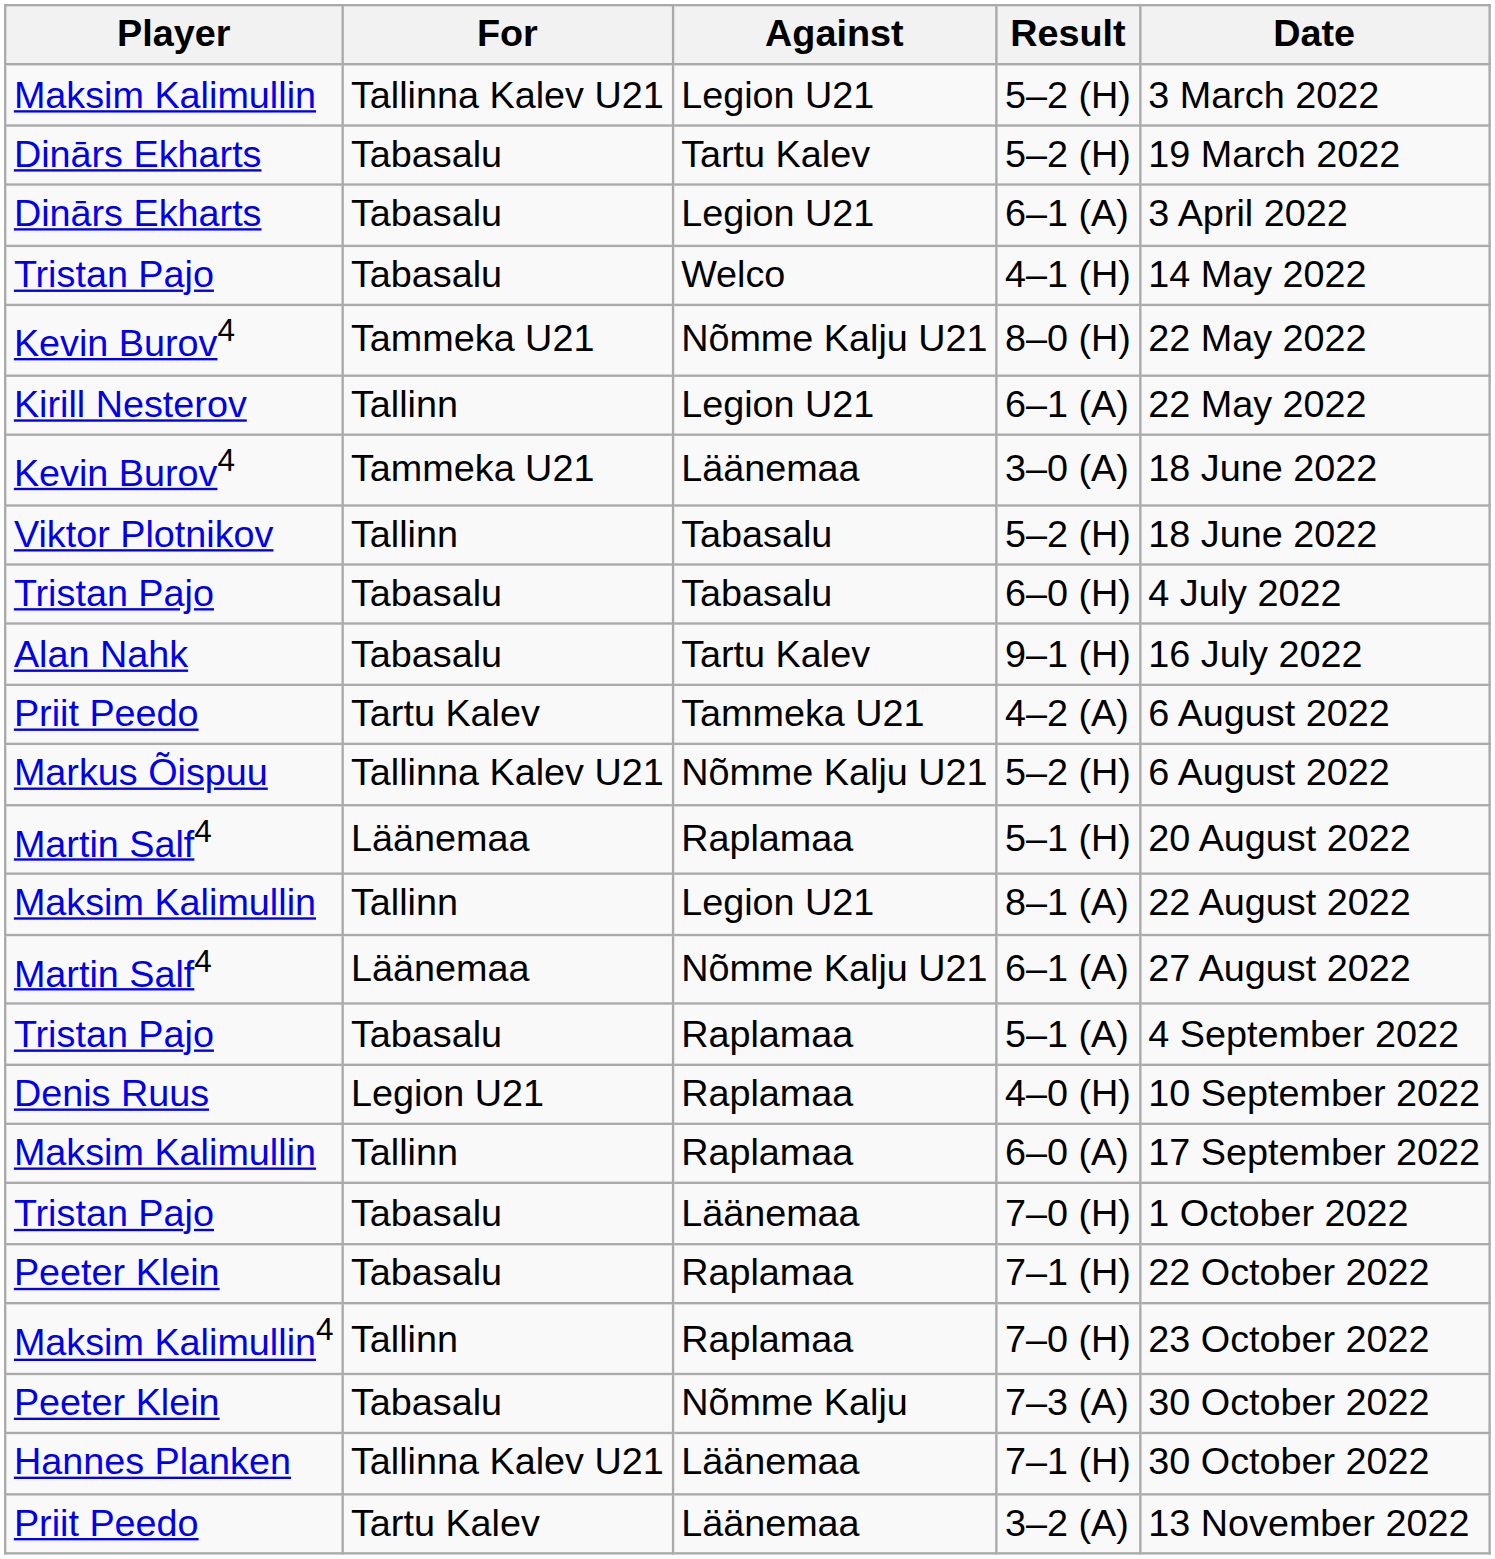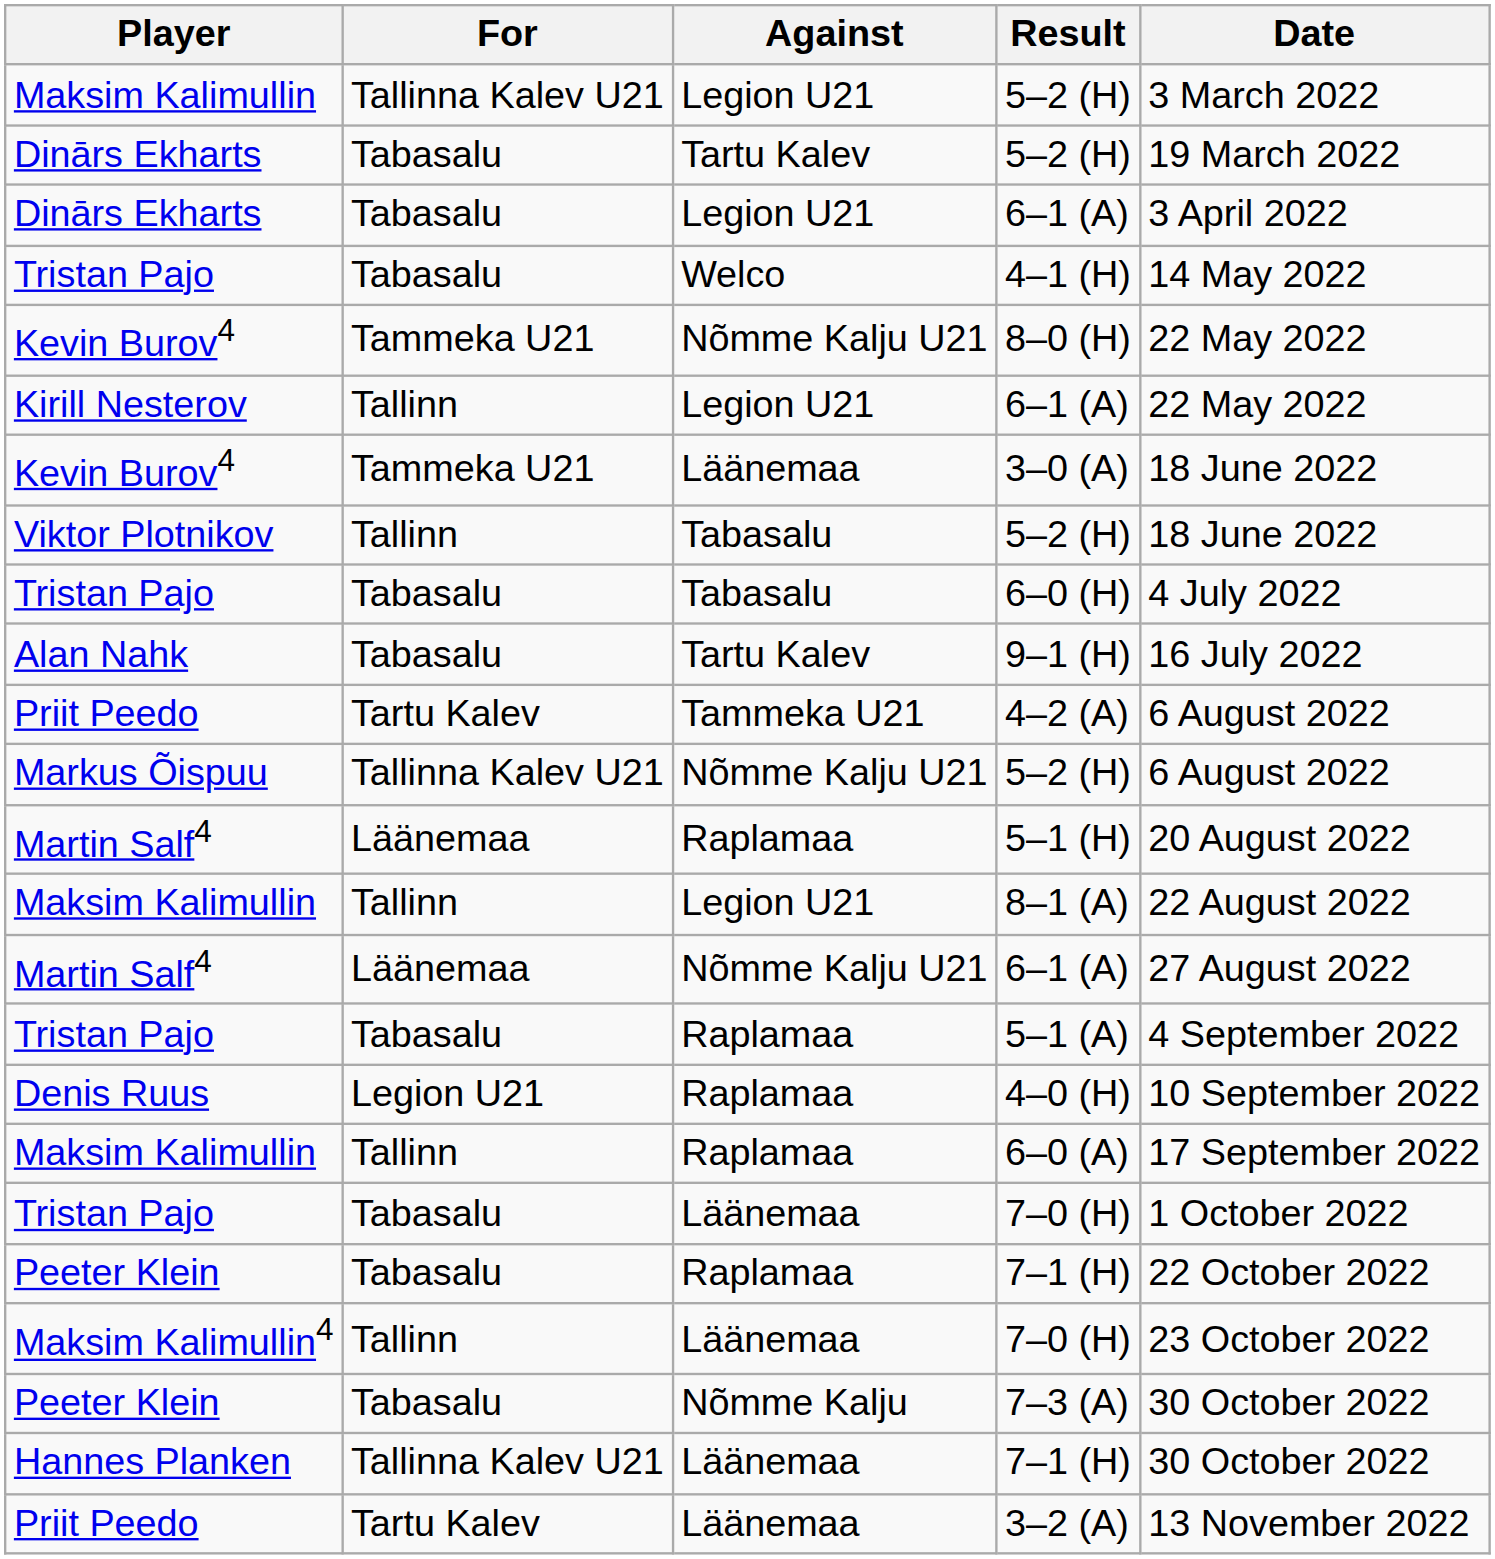(767, 1337) Raplamaa -> (770, 1337) Läänemaa
